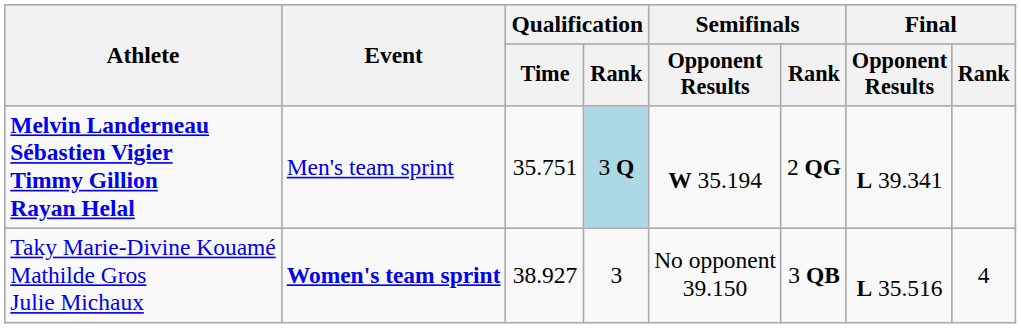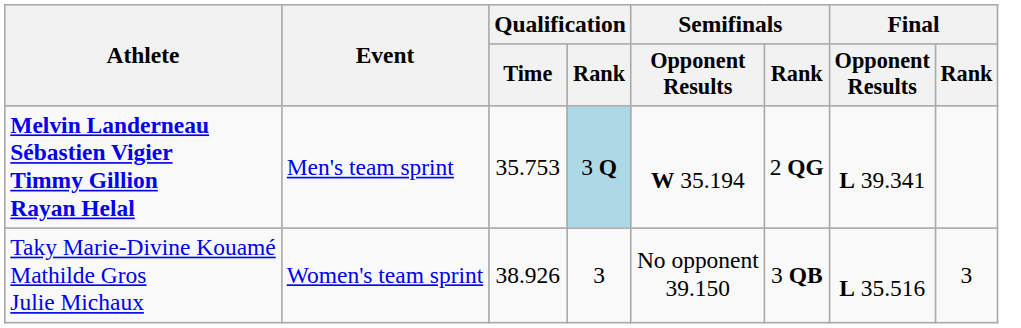(545, 167) 35.751 -> (528, 167) 35.753
(394, 275) bold -> (385, 275) normal
(545, 275) 38.927 -> (528, 275) 38.926
(984, 275) 4 -> (966, 275) 3
